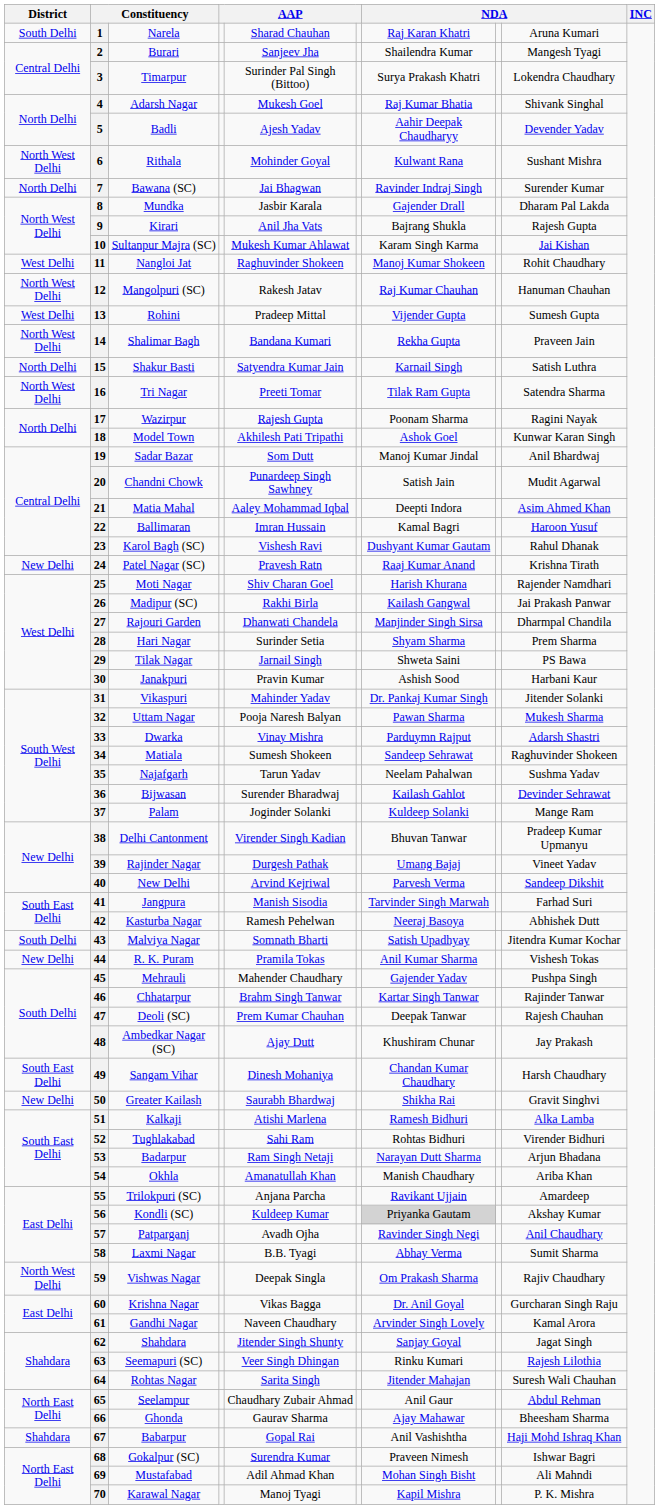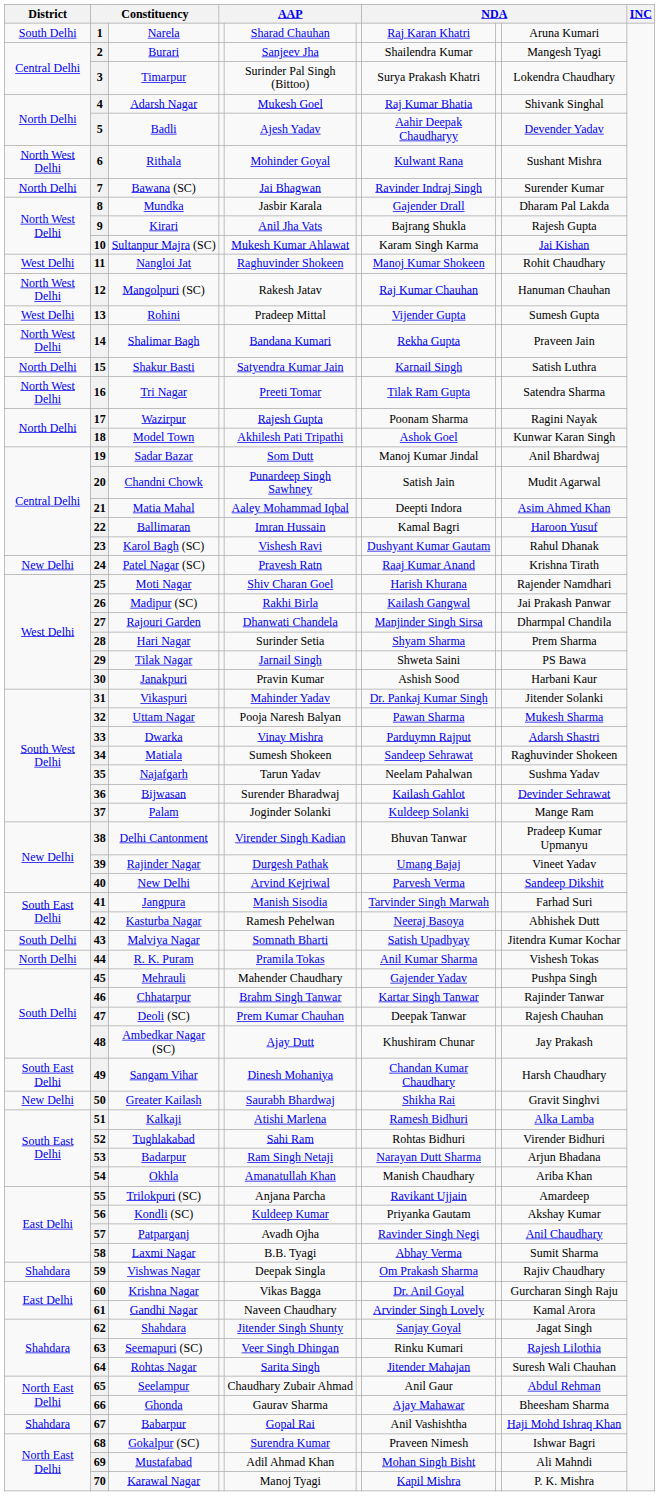(48, 959) New Delhi -> (48, 959) North Delhi
(429, 1214) lightgrey background -> (429, 1214) no background
(48, 1278) North West Delhi -> (48, 1271) Shahdara
